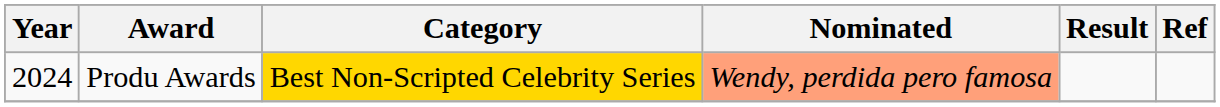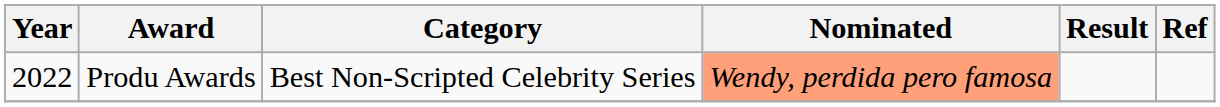(42, 76) 2024 -> (42, 76) 2022
(483, 76) gold background -> (483, 76) no background
